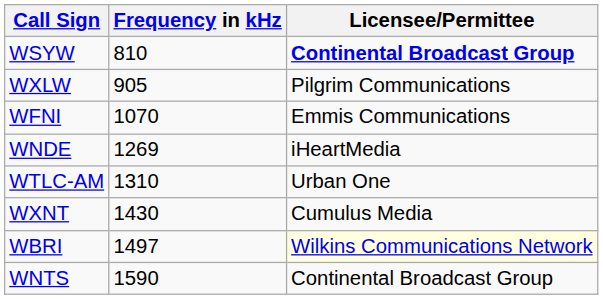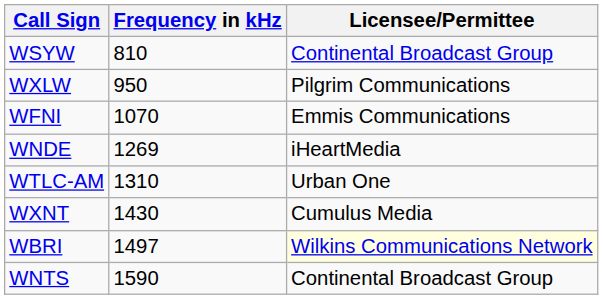(433, 52) bold -> (422, 52) normal
(130, 85) 905 -> (130, 85) 950
